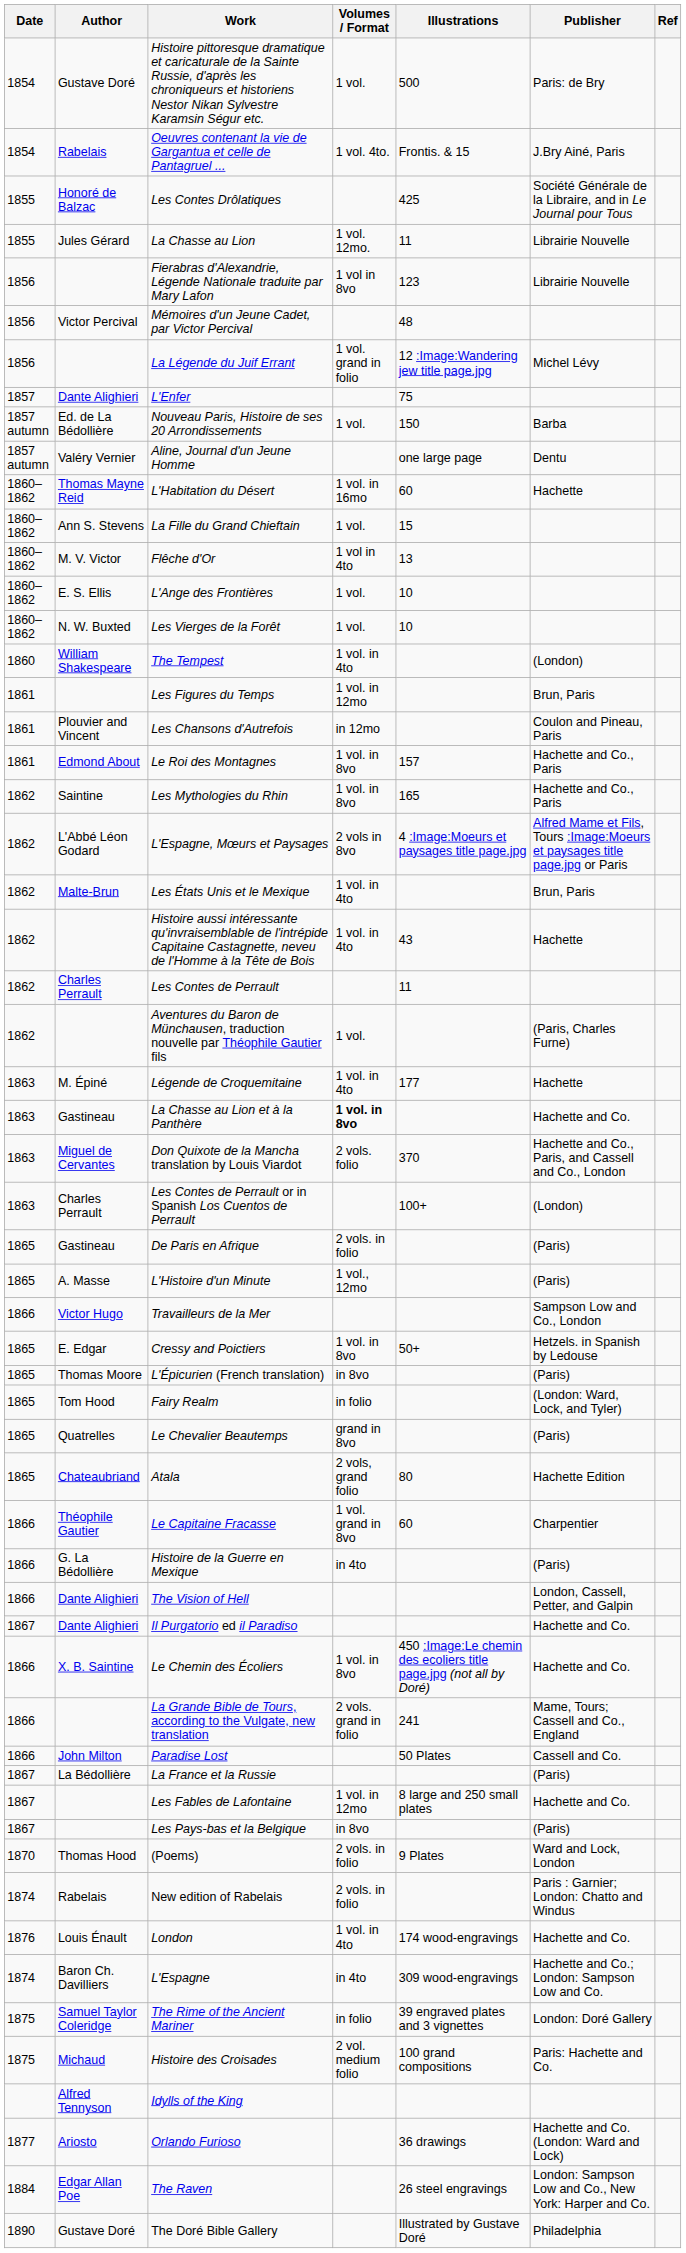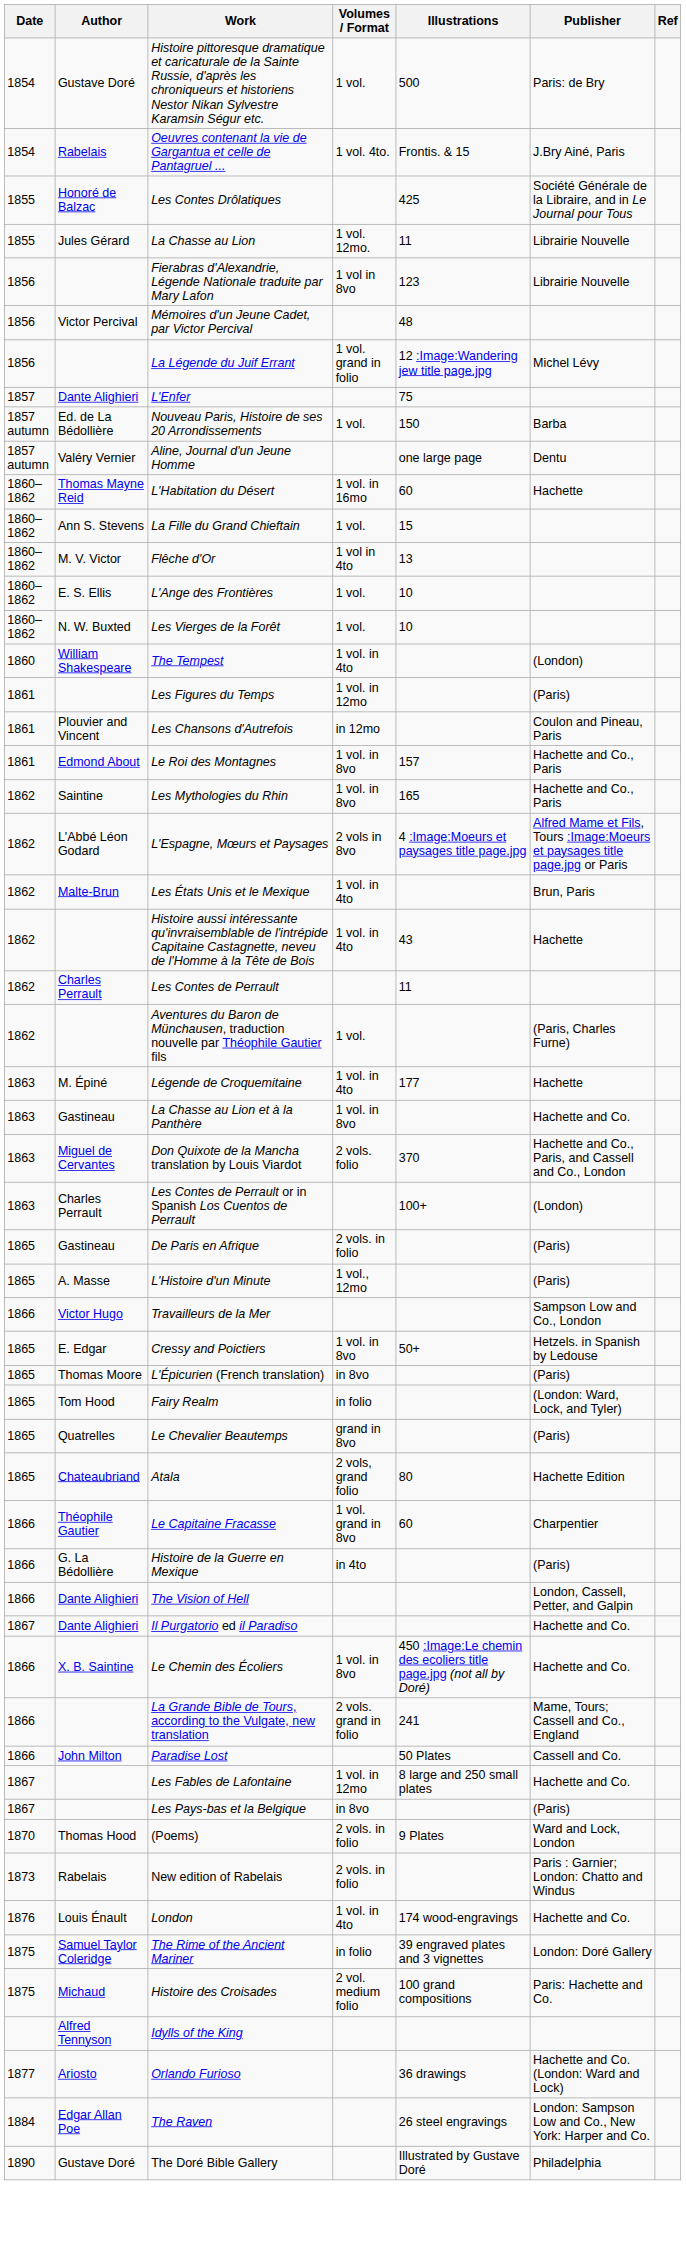(564, 694) Brun, Paris -> (551, 694) (Paris)
(359, 1117) bold -> (357, 1117) normal
- row: (214, 1775)
(21, 1896) 1874 -> (21, 1877) 1873
- row: (180, 1978)
